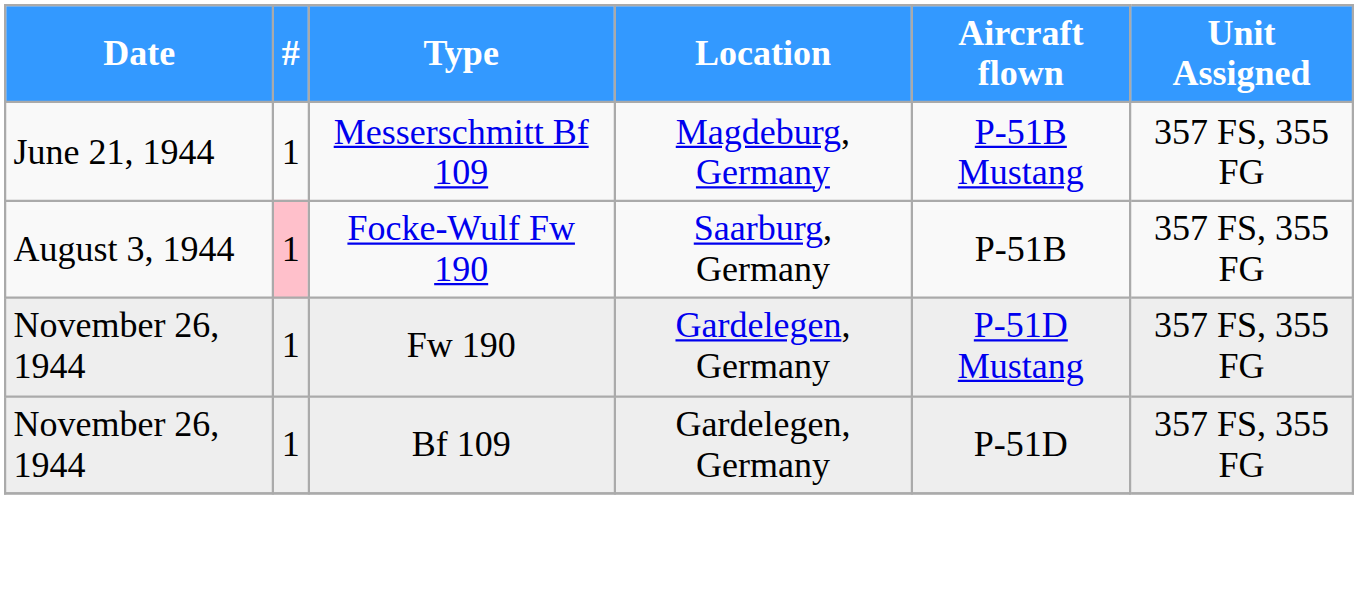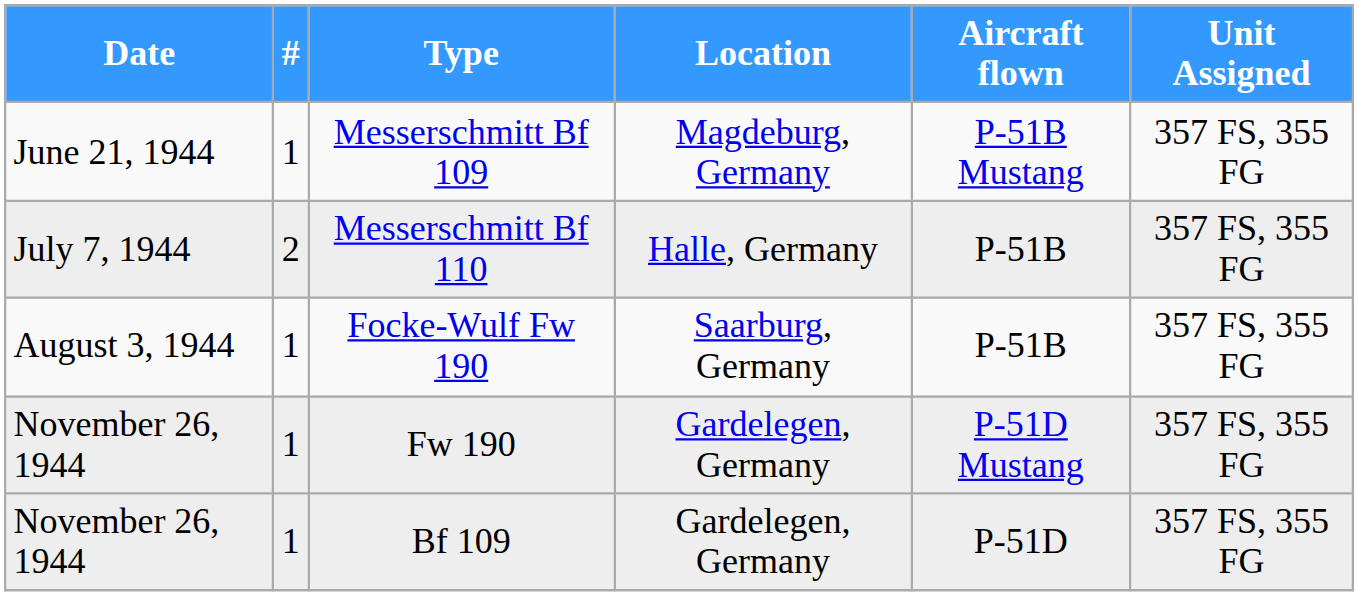+ row: (461, 248)
(291, 248) pink background -> (291, 346) no background
